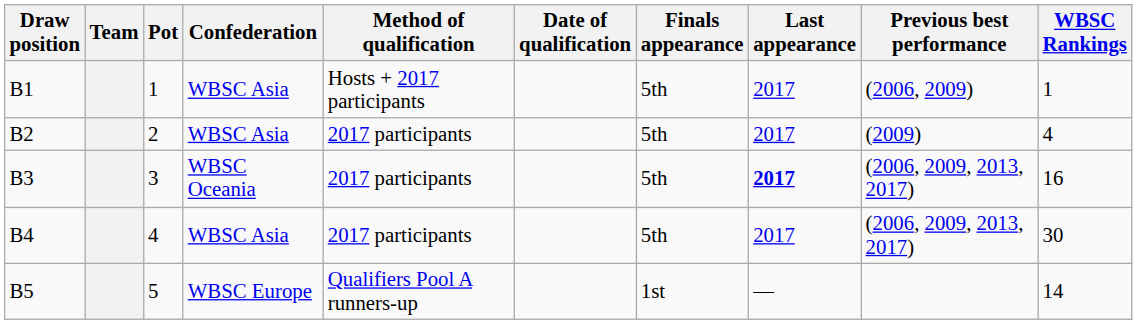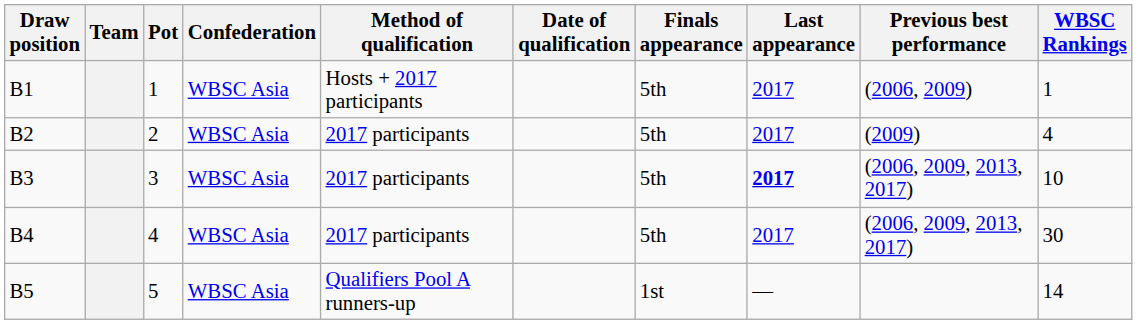(222, 178) WBSC Oceania -> (238, 178) WBSC Asia
(1053, 178) 16 -> (1053, 178) 10
(250, 291) WBSC Europe -> (238, 291) WBSC Asia
